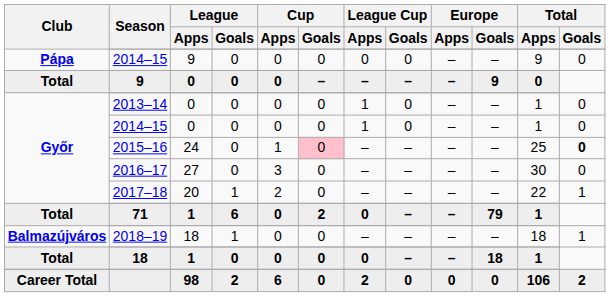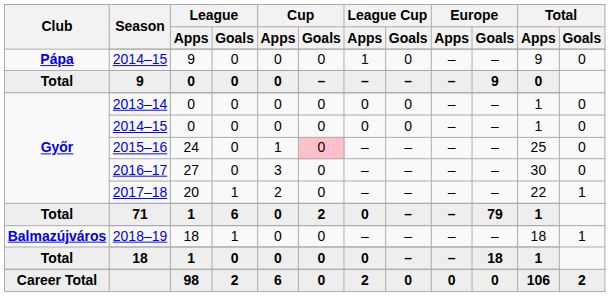(365, 60) 0 -> (365, 60) 1
(365, 104) 1 -> (365, 104) 0
(365, 126) 1 -> (365, 126) 0
(582, 148) bold -> (582, 148) normal
